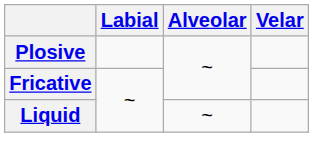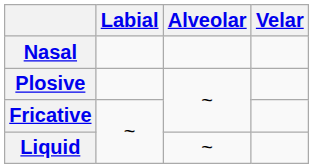+ row: (50, 52)
